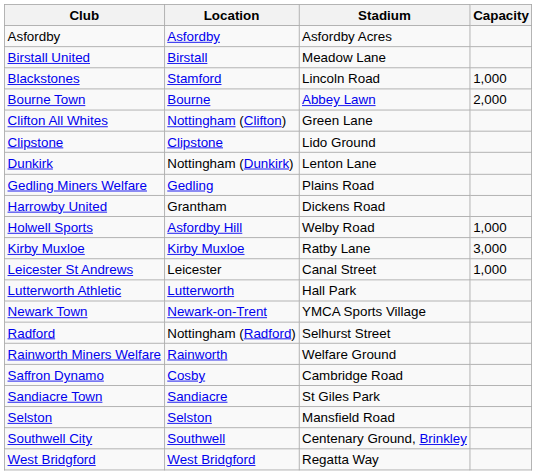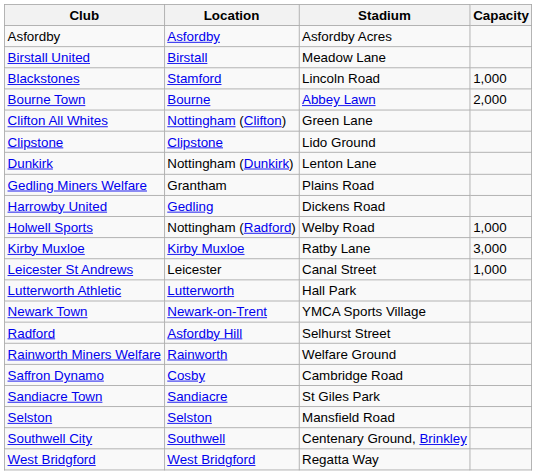(190, 185) Gedling -> (197, 185) Grantham
(197, 206) Grantham -> (190, 206) Gedling
(205, 227) Asfordby Hill -> (232, 227) Nottingham (Radford)
(232, 333) Nottingham (Radford) -> (205, 333) Asfordby Hill
